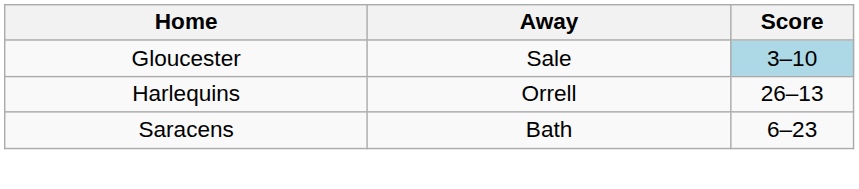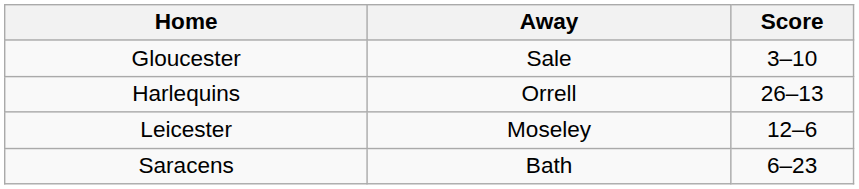(792, 58) lightblue background -> (792, 58) no background
+ row: (186, 129)
